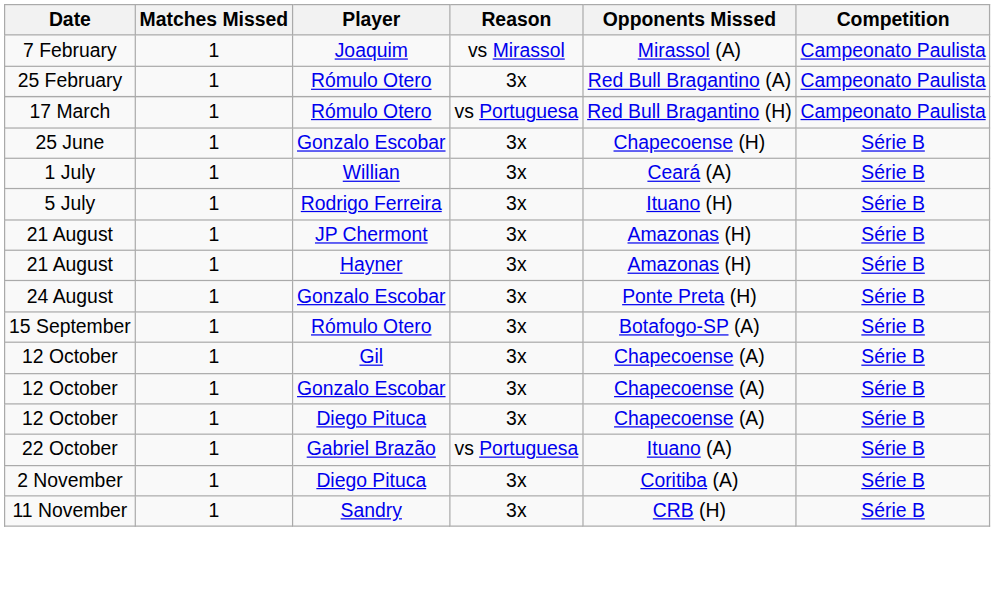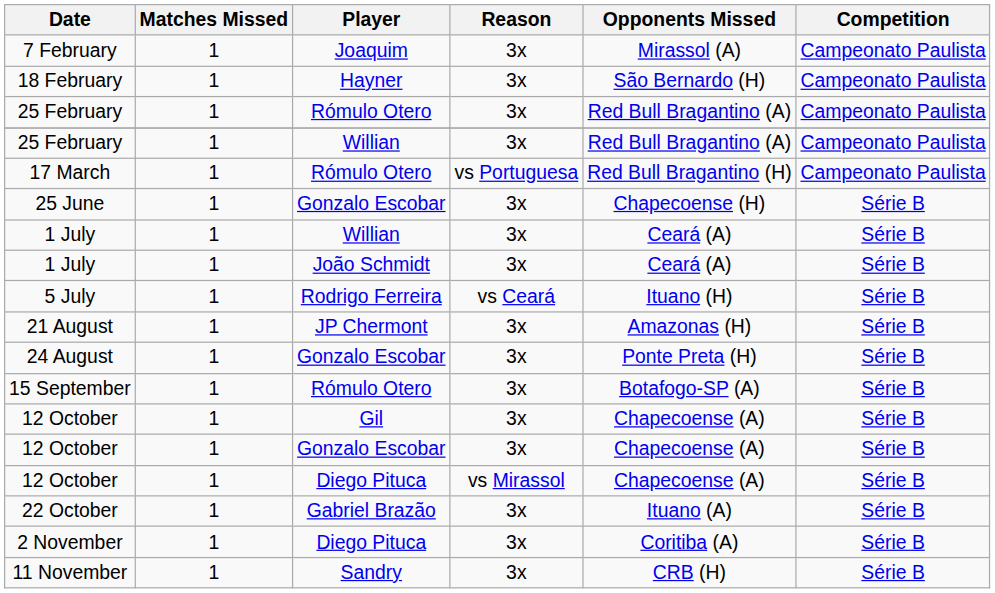(516, 50) vs Mirassol -> (516, 50) 3x
+ row: (70, 81)
+ row: (70, 142)
+ row: (70, 265)
(516, 204) 3x -> (516, 296) vs Ceará
- row: (70, 265)
(516, 419) 3x -> (516, 480) vs Mirassol
(516, 449) vs Portuguesa -> (516, 511) 3x
